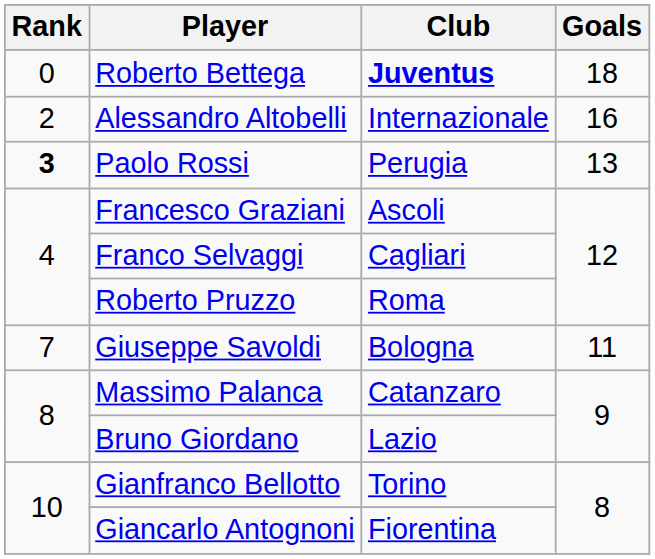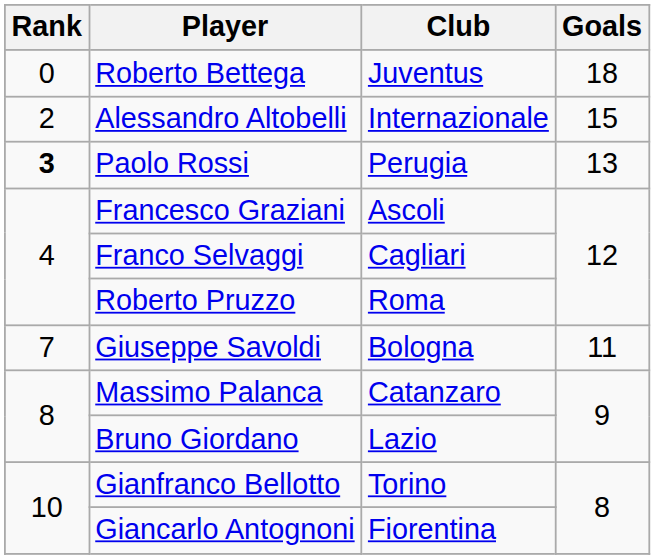(431, 73) bold -> (426, 73) normal
(602, 118) 16 -> (602, 118) 15
